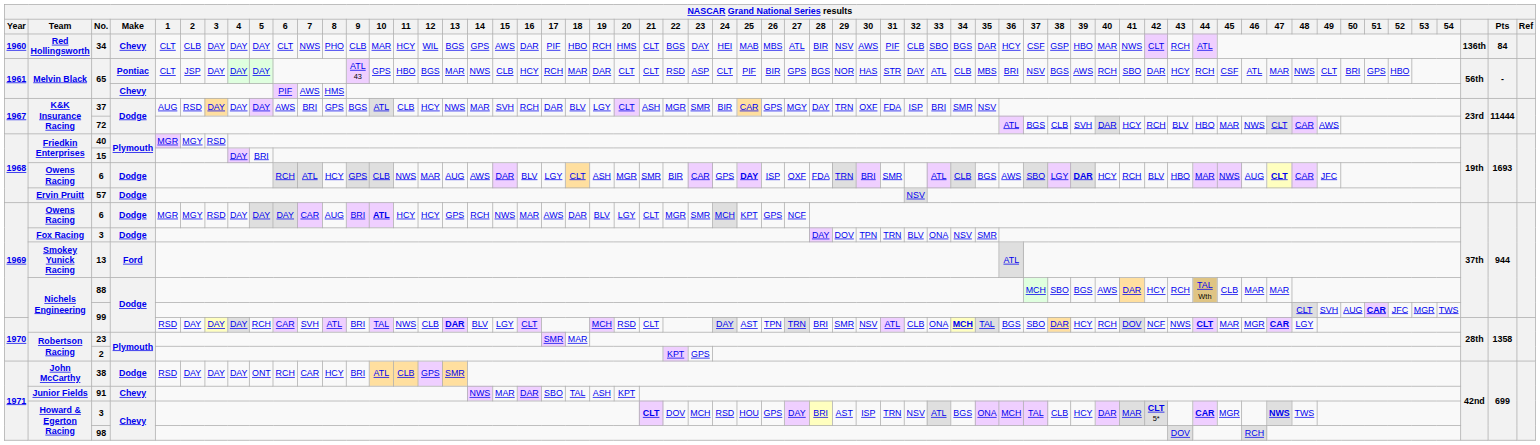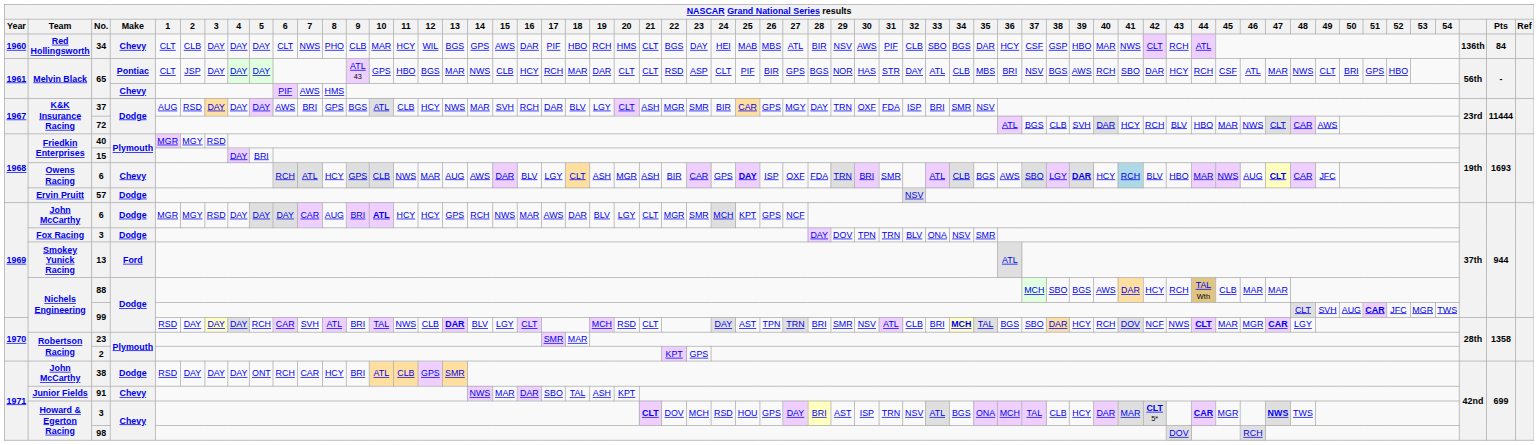(133, 175) Dodge -> (133, 175) Chevy
(651, 175) SMR -> (650, 175) ASH
(1132, 175) no background -> (1130, 175) lightblue background
(60, 215) Owens Racing -> (60, 215) John McCarthy
(939, 325) ONA -> (937, 325) BRI
